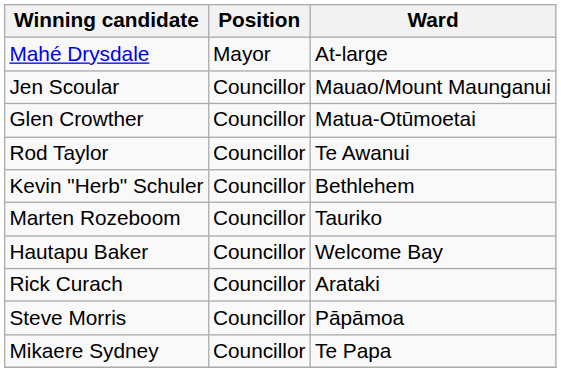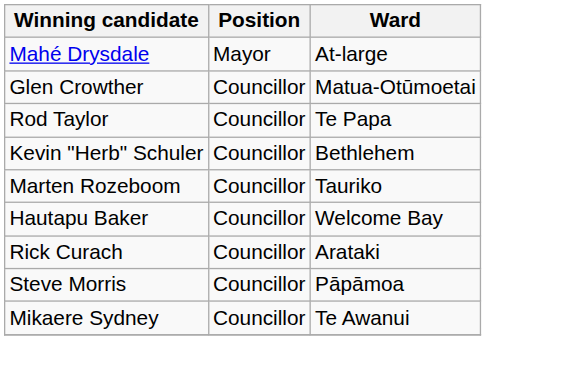- row: (64, 86)
(362, 152) Te Awanui -> (353, 119) Te Papa
(353, 350) Te Papa -> (362, 317) Te Awanui
